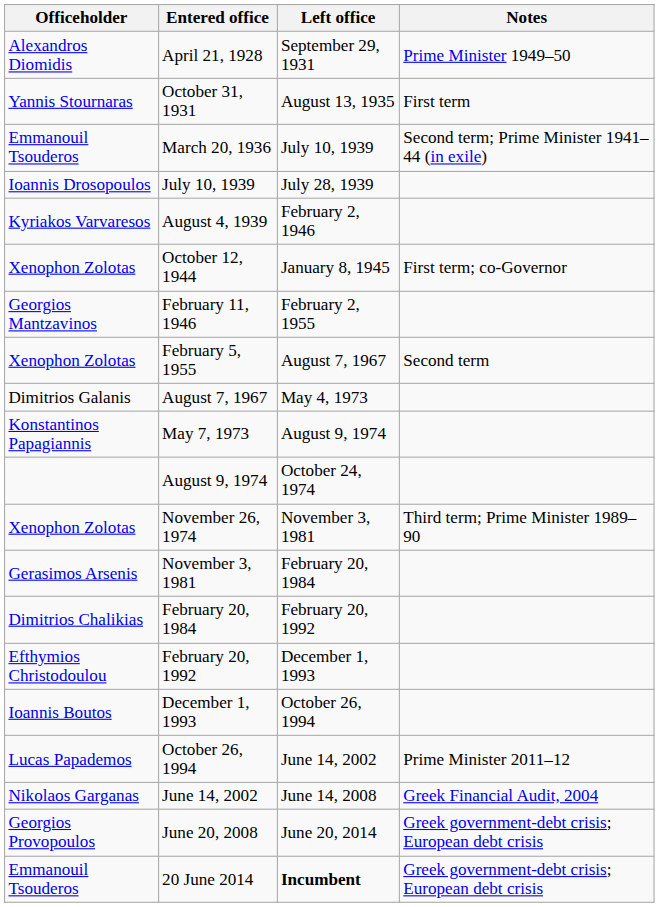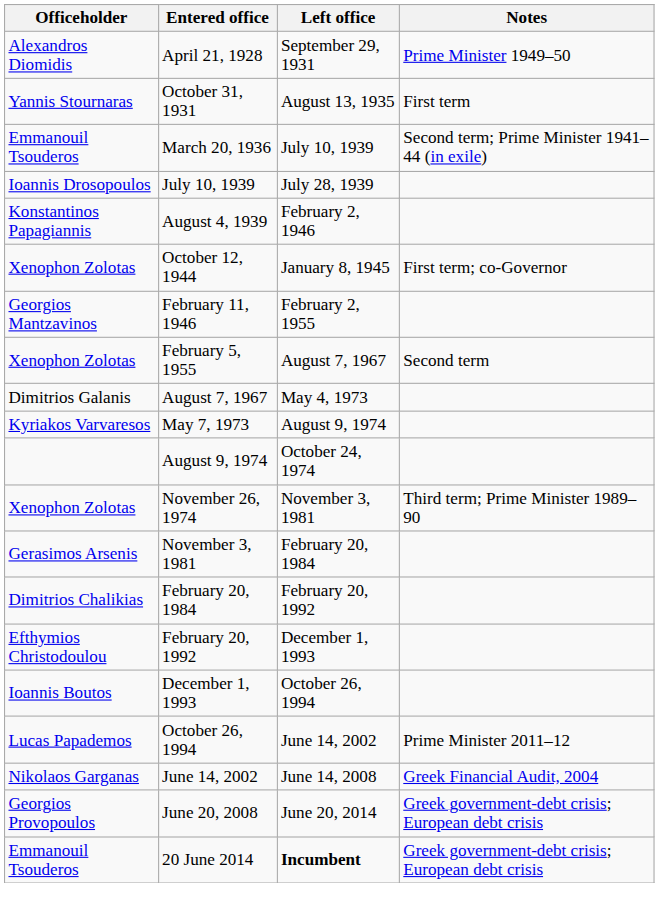(79, 221) Kyriakos Varvaresos -> (54, 221) Konstantinos Papagiannis
(54, 434) Konstantinos Papagiannis -> (79, 424) Kyriakos Varvaresos
